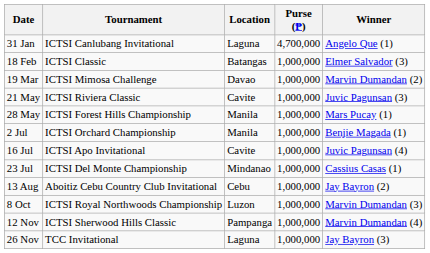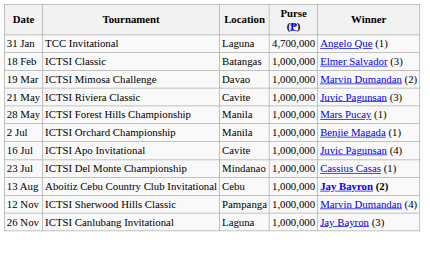(110, 44) ICTSI Canlubang Invitational -> (82, 44) TCC Invitational
(357, 186) normal -> (354, 186) bold
- row: (19, 204)
(82, 239) TCC Invitational -> (110, 222) ICTSI Canlubang Invitational
